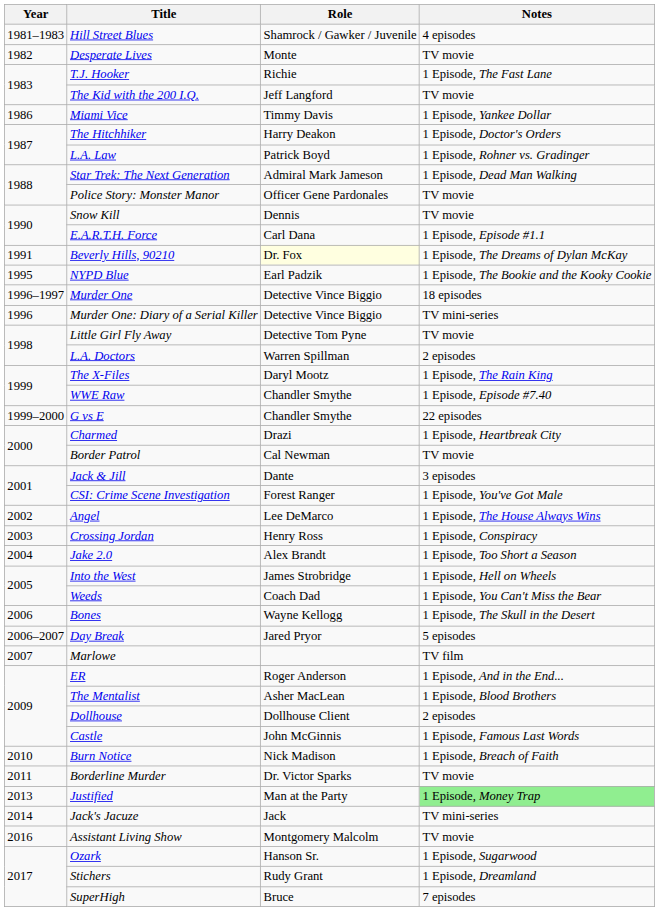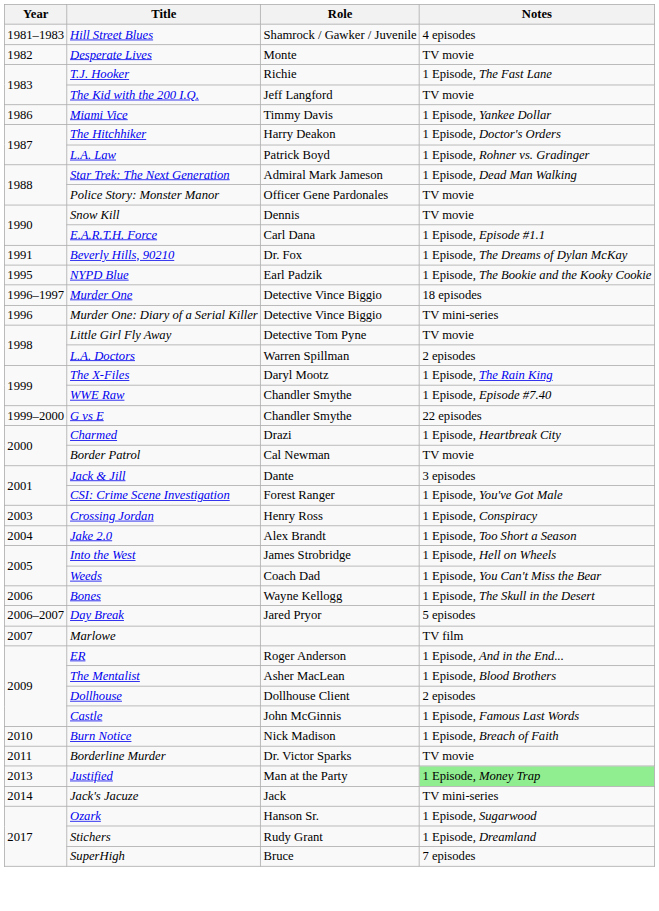(283, 255) lightyellow background -> (283, 255) no background
- row: (85, 515)
- row: (126, 836)
